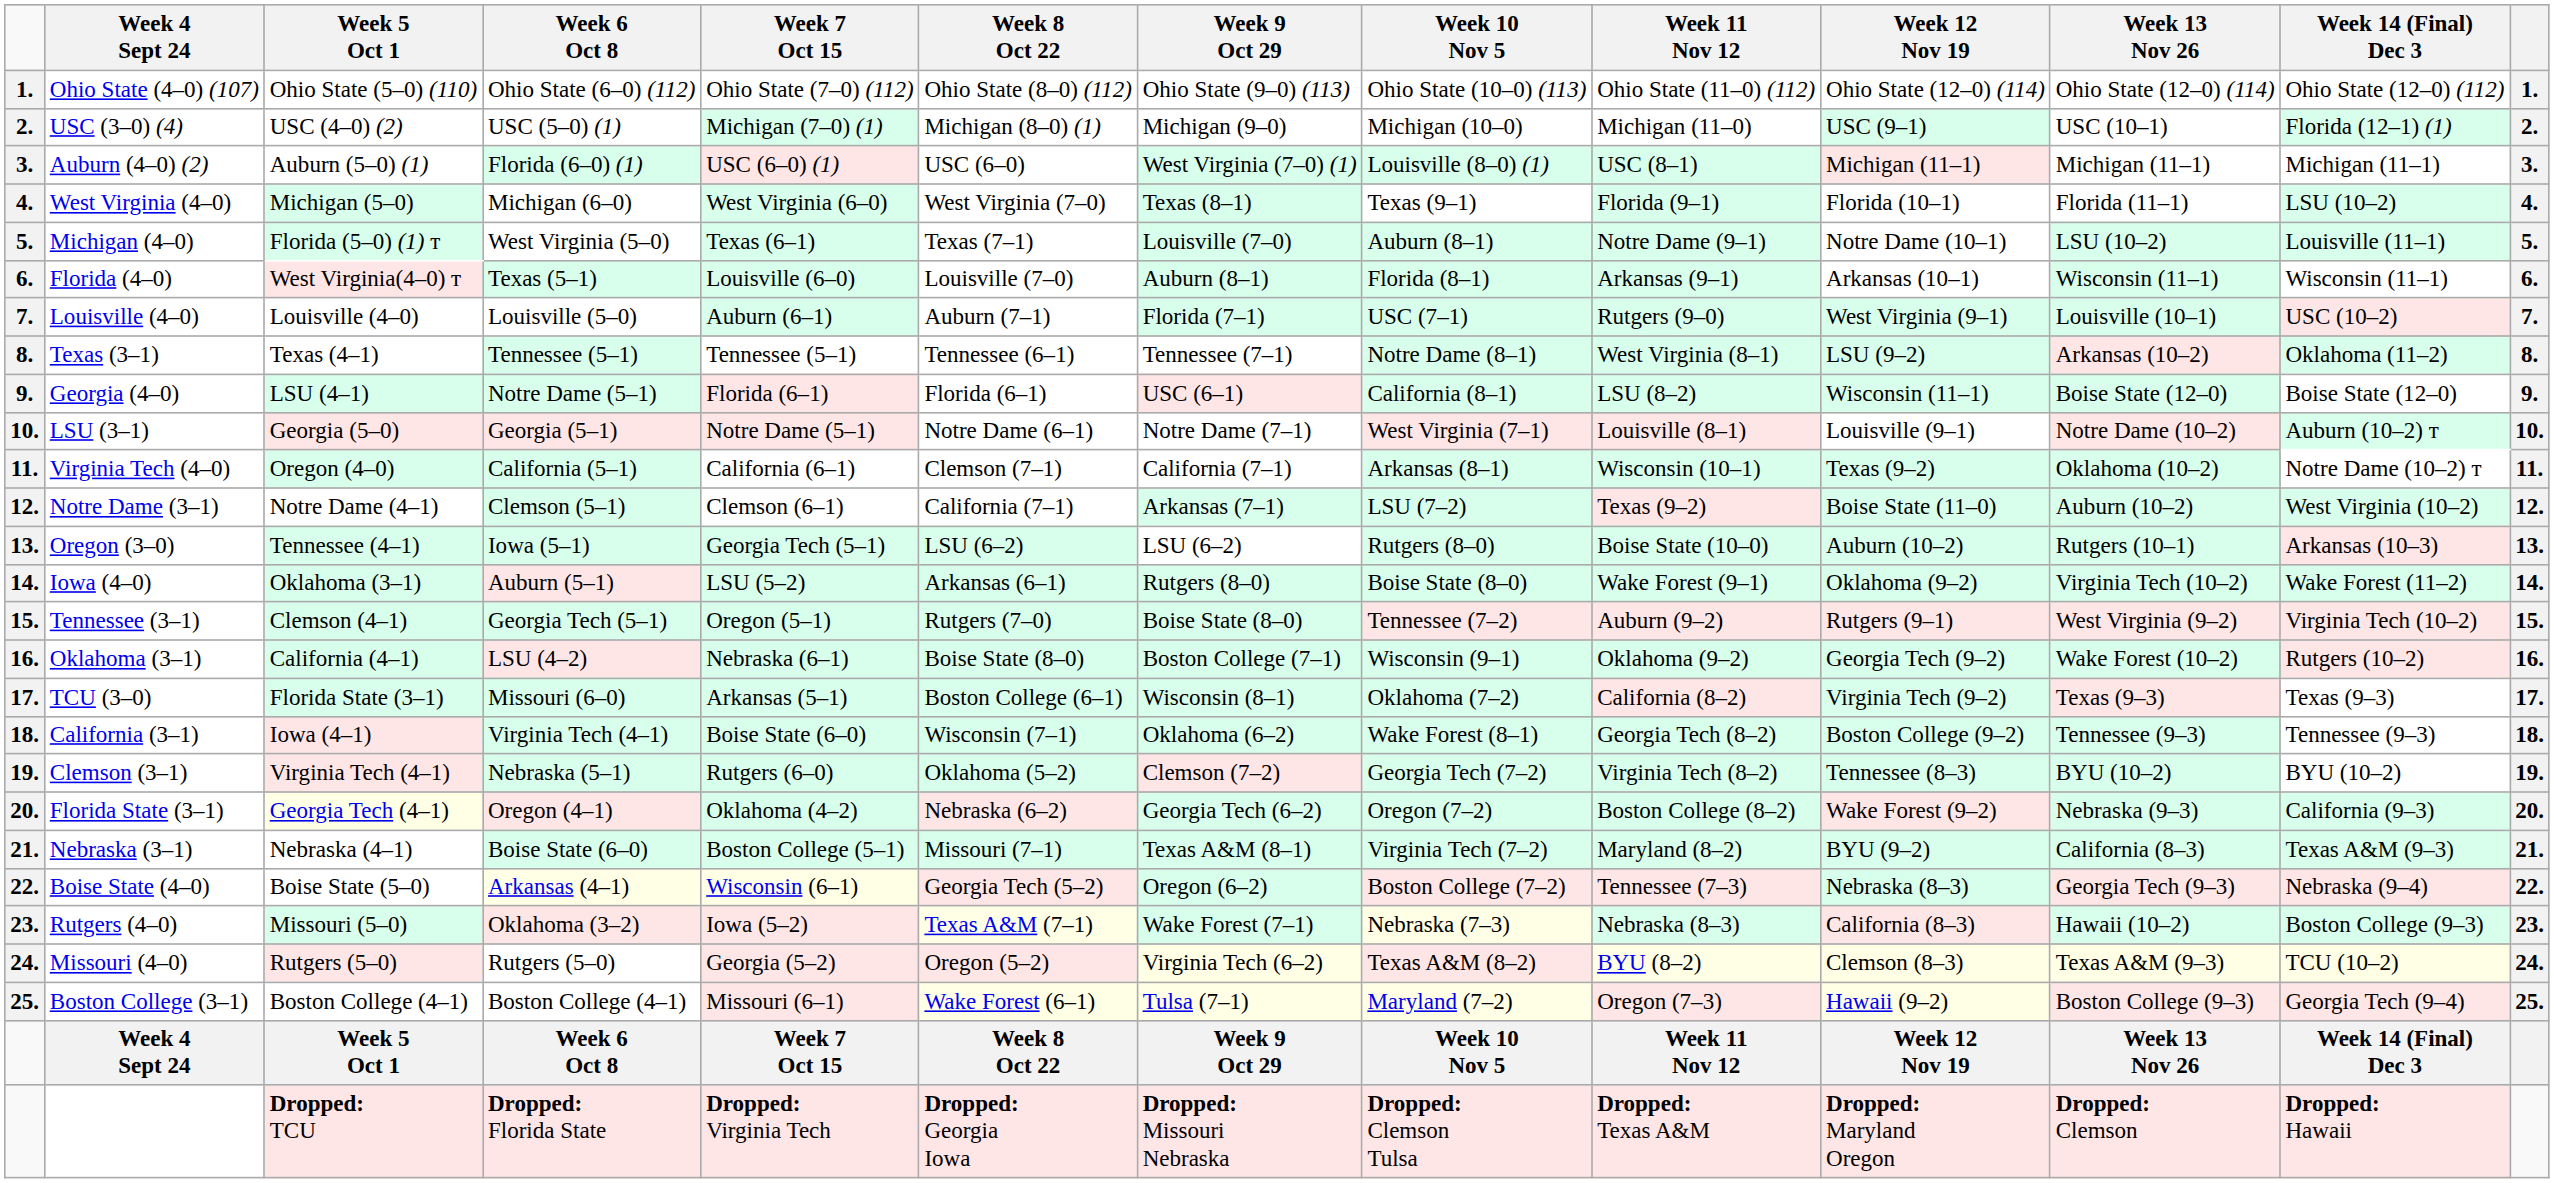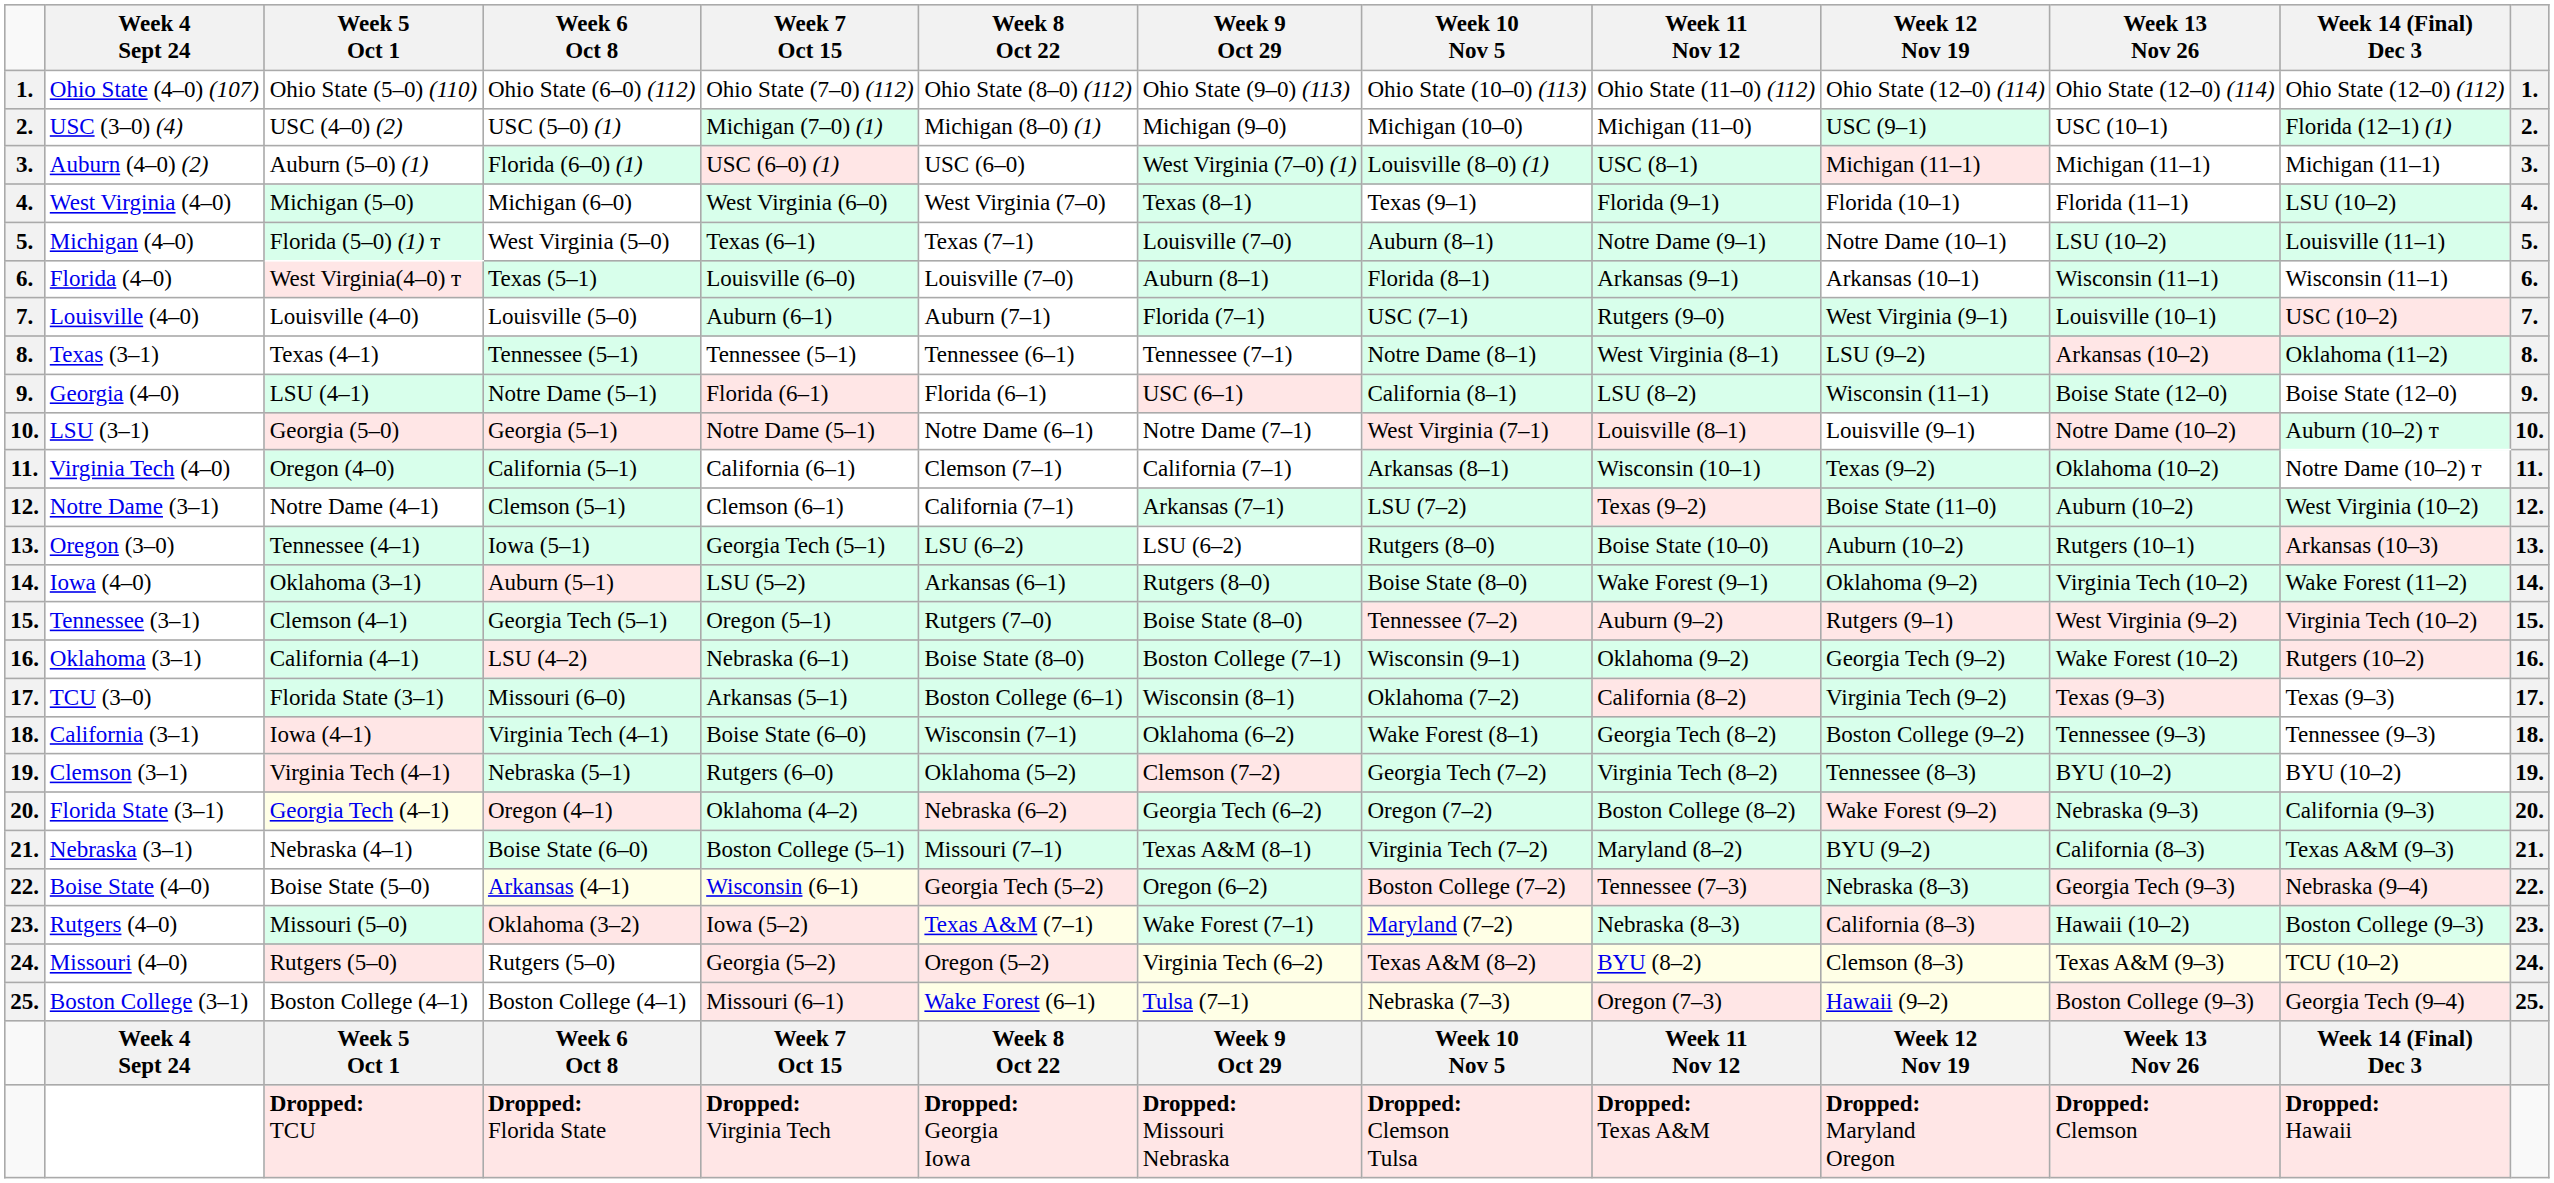(1439, 925) Nebraska (7–3) -> (1440, 925) Maryland (7–2)
(1440, 1001) Maryland (7–2) -> (1439, 1001) Nebraska (7–3)
